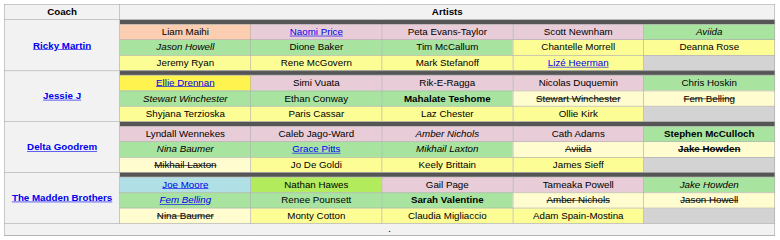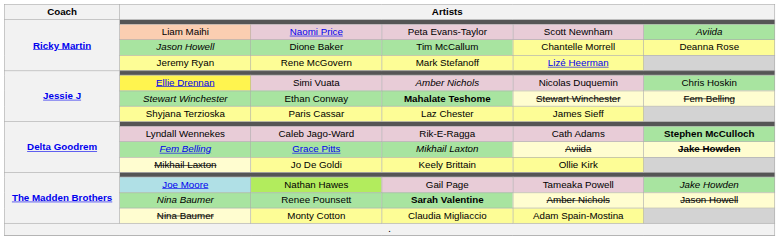(447, 83) Rik-E-Ragga -> (447, 83) Amber Nichols
(578, 114) Ollie Kirk -> (578, 114) James Sieff
(447, 134) Amber Nichols -> (447, 134) Rik-E-Ragga
(185, 149) Nina Baumer -> (185, 149) Fem Belling
(578, 165) James Sieff -> (578, 165) Ollie Kirk
(185, 200) Fem Belling -> (185, 200) Nina Baumer
